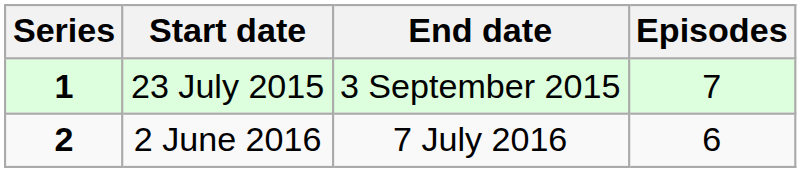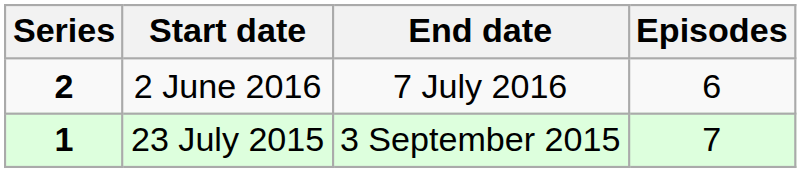rows swapped: (228, 85) <-> (228, 139)
